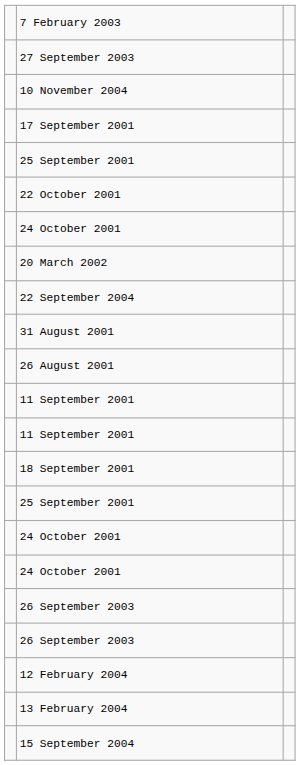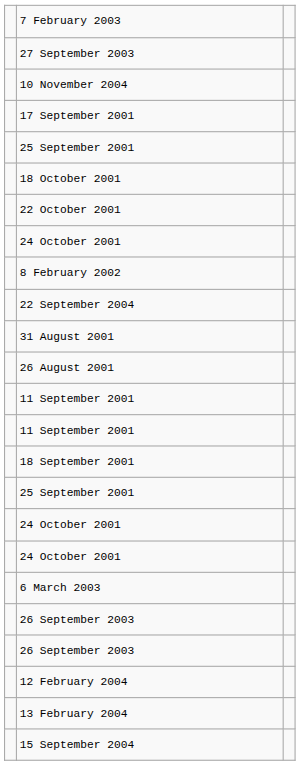+ row: (11, 179)
+ row: (11, 273)
- row: (11, 263)
+ row: (11, 588)
